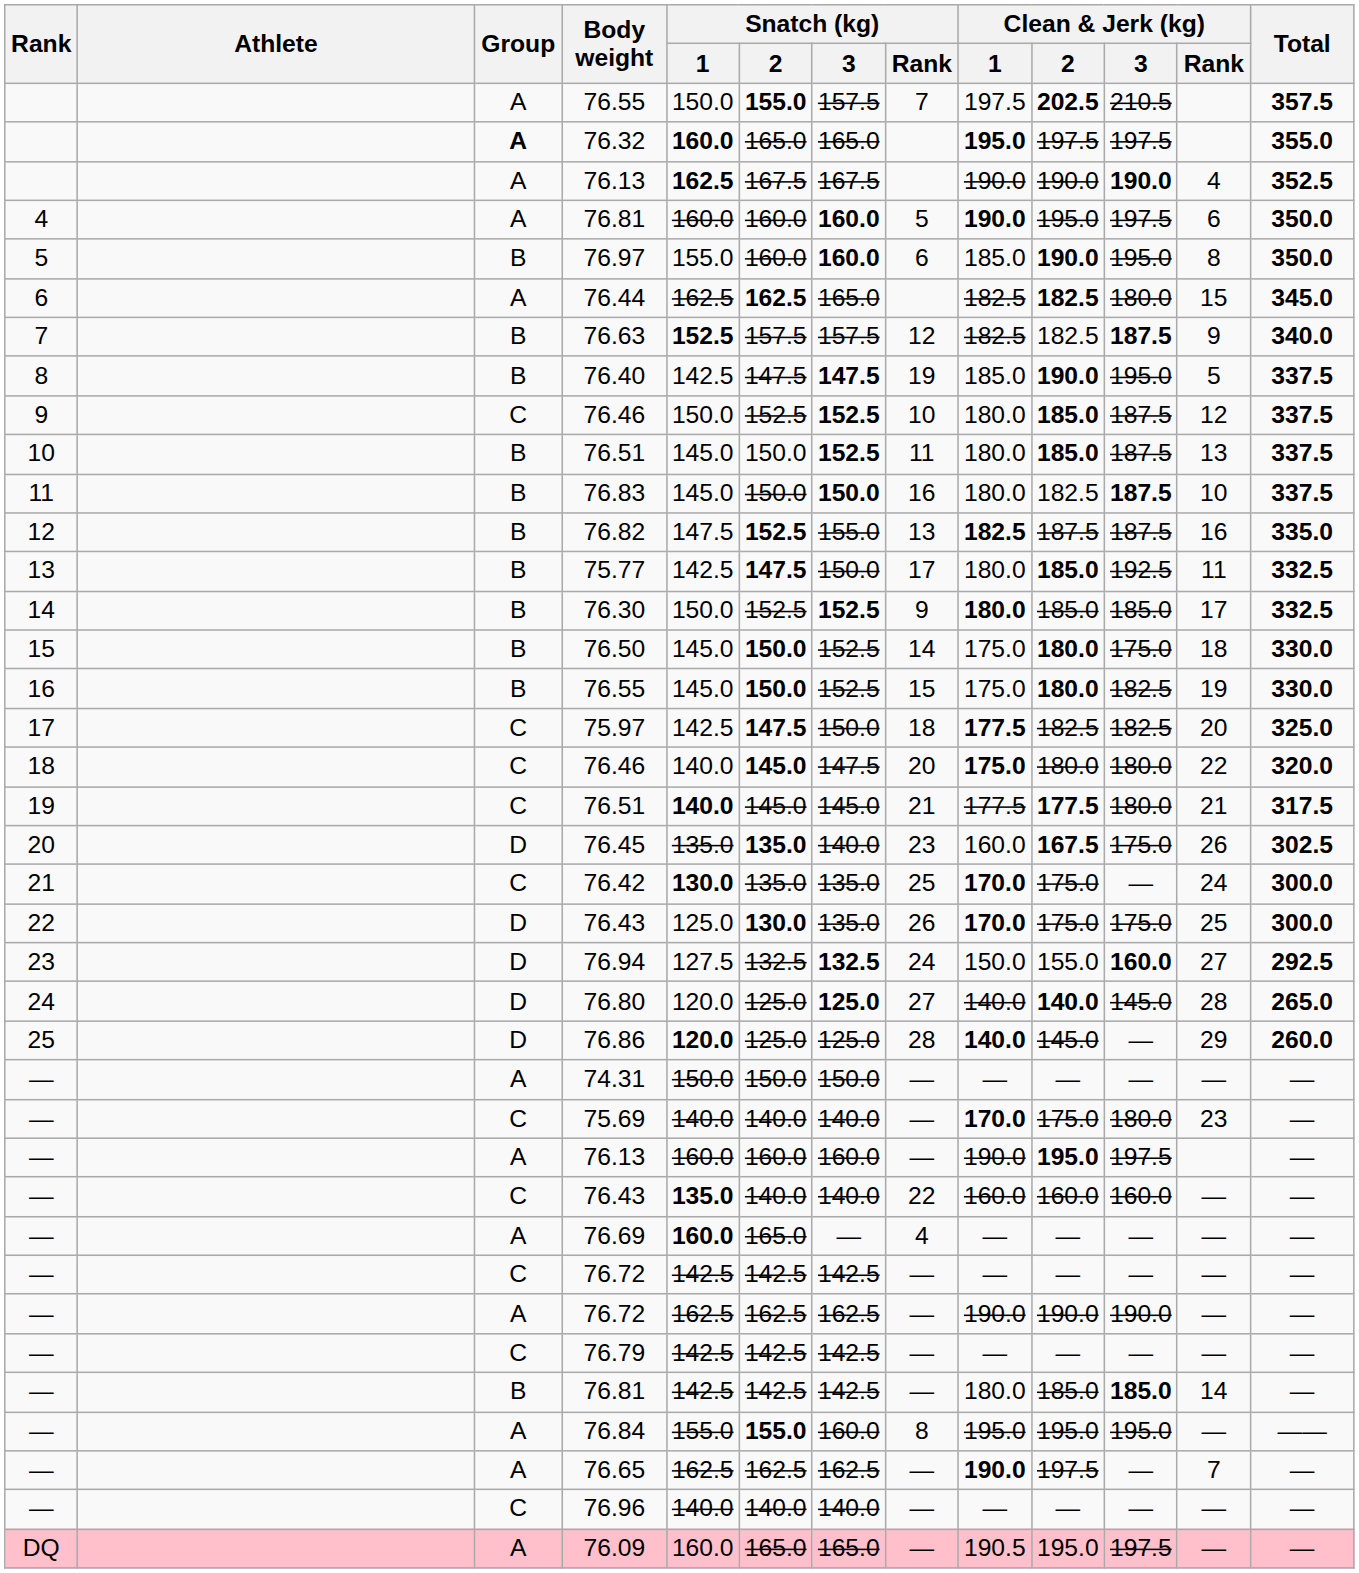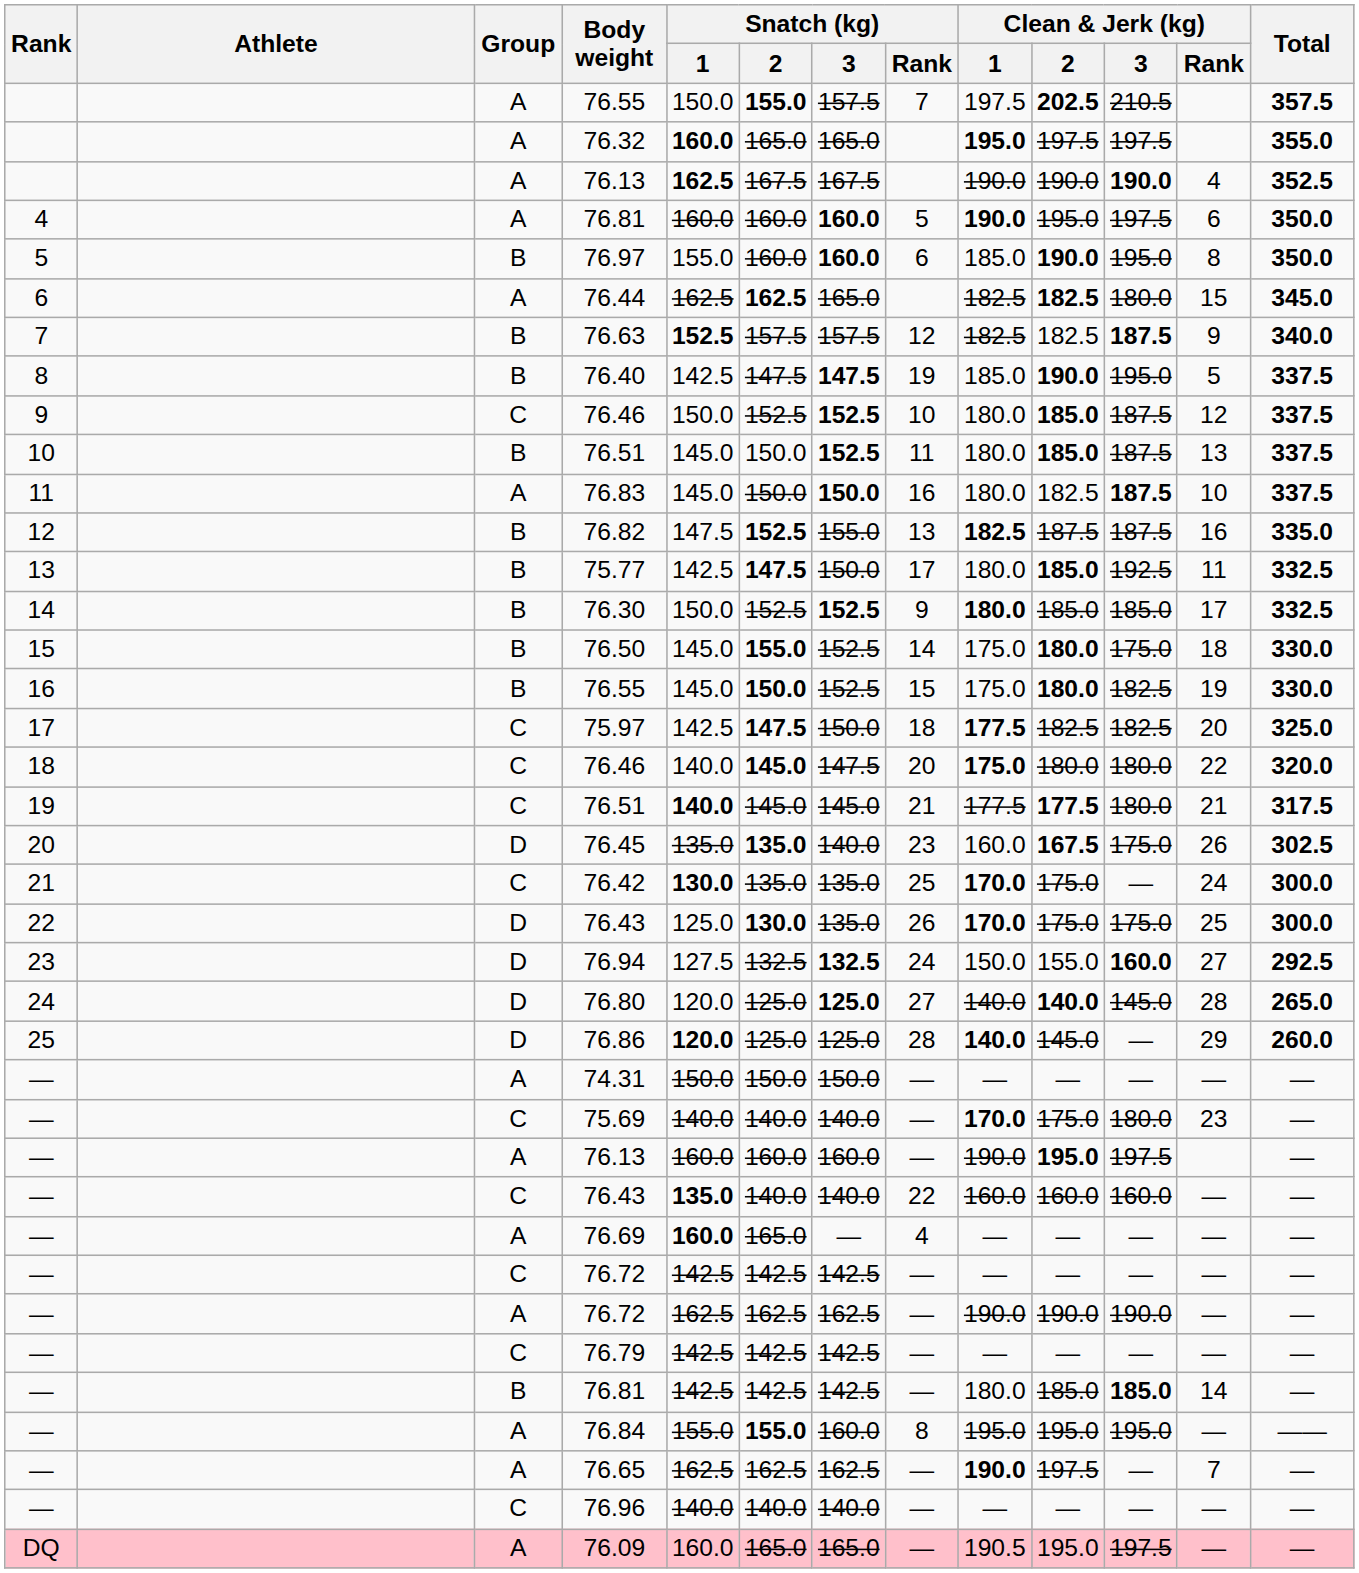(518, 141) bold -> (518, 141) normal
(518, 492) B -> (518, 492) A
(776, 649) 150.0 -> (776, 649) 155.0
